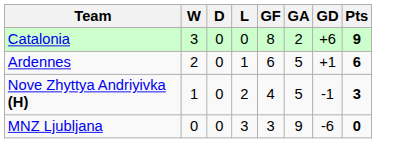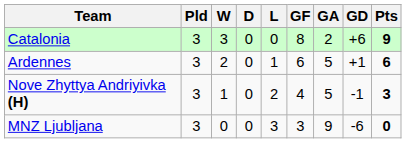+ column: (196, 16)
